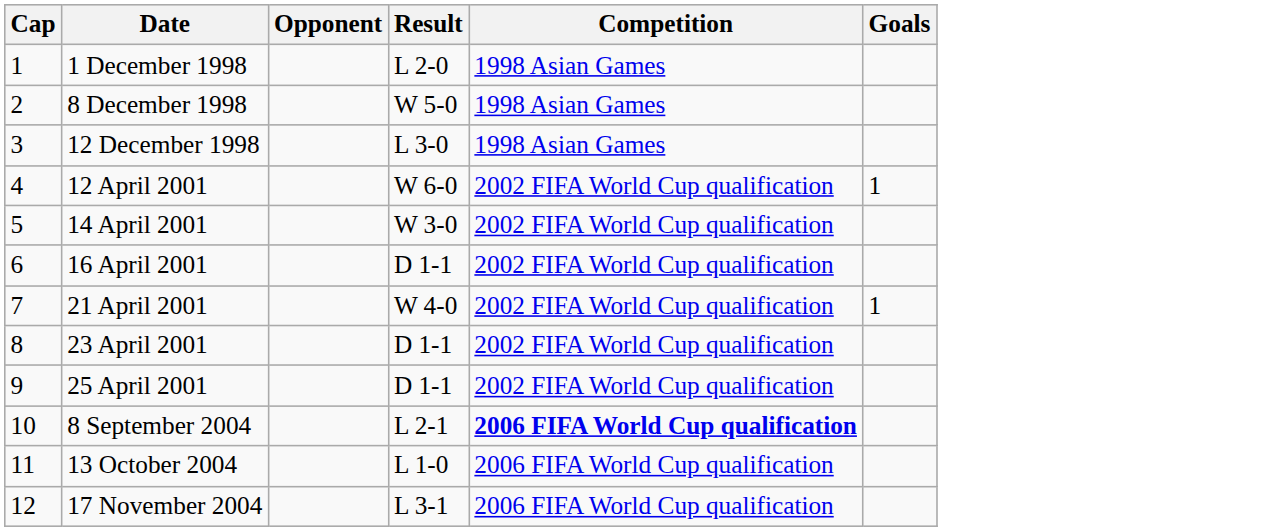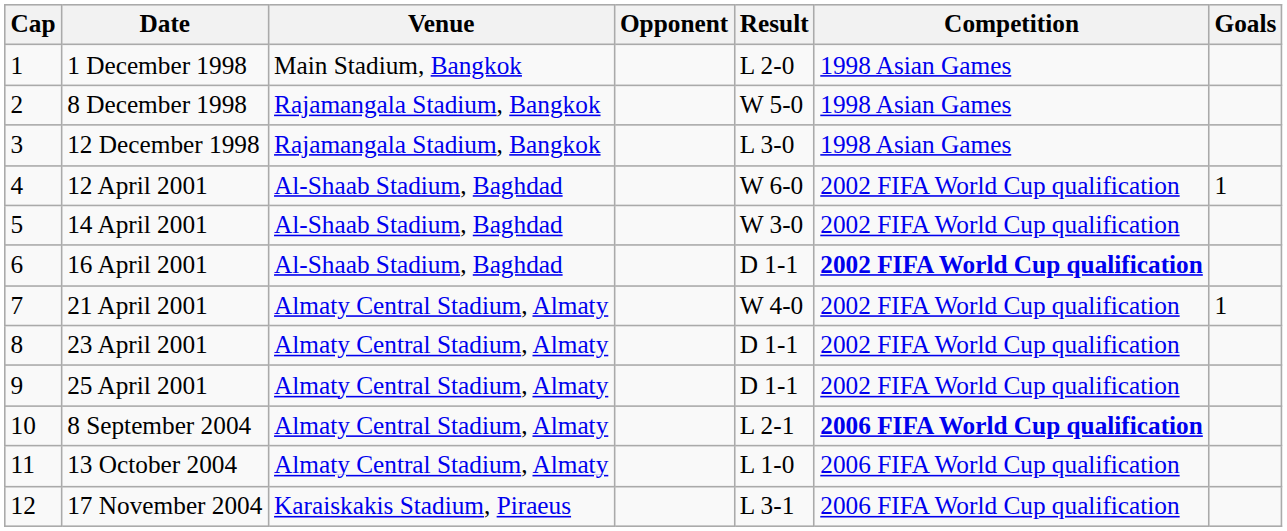+ column: (441, 24)
(654, 265) normal -> (1012, 265) bold
